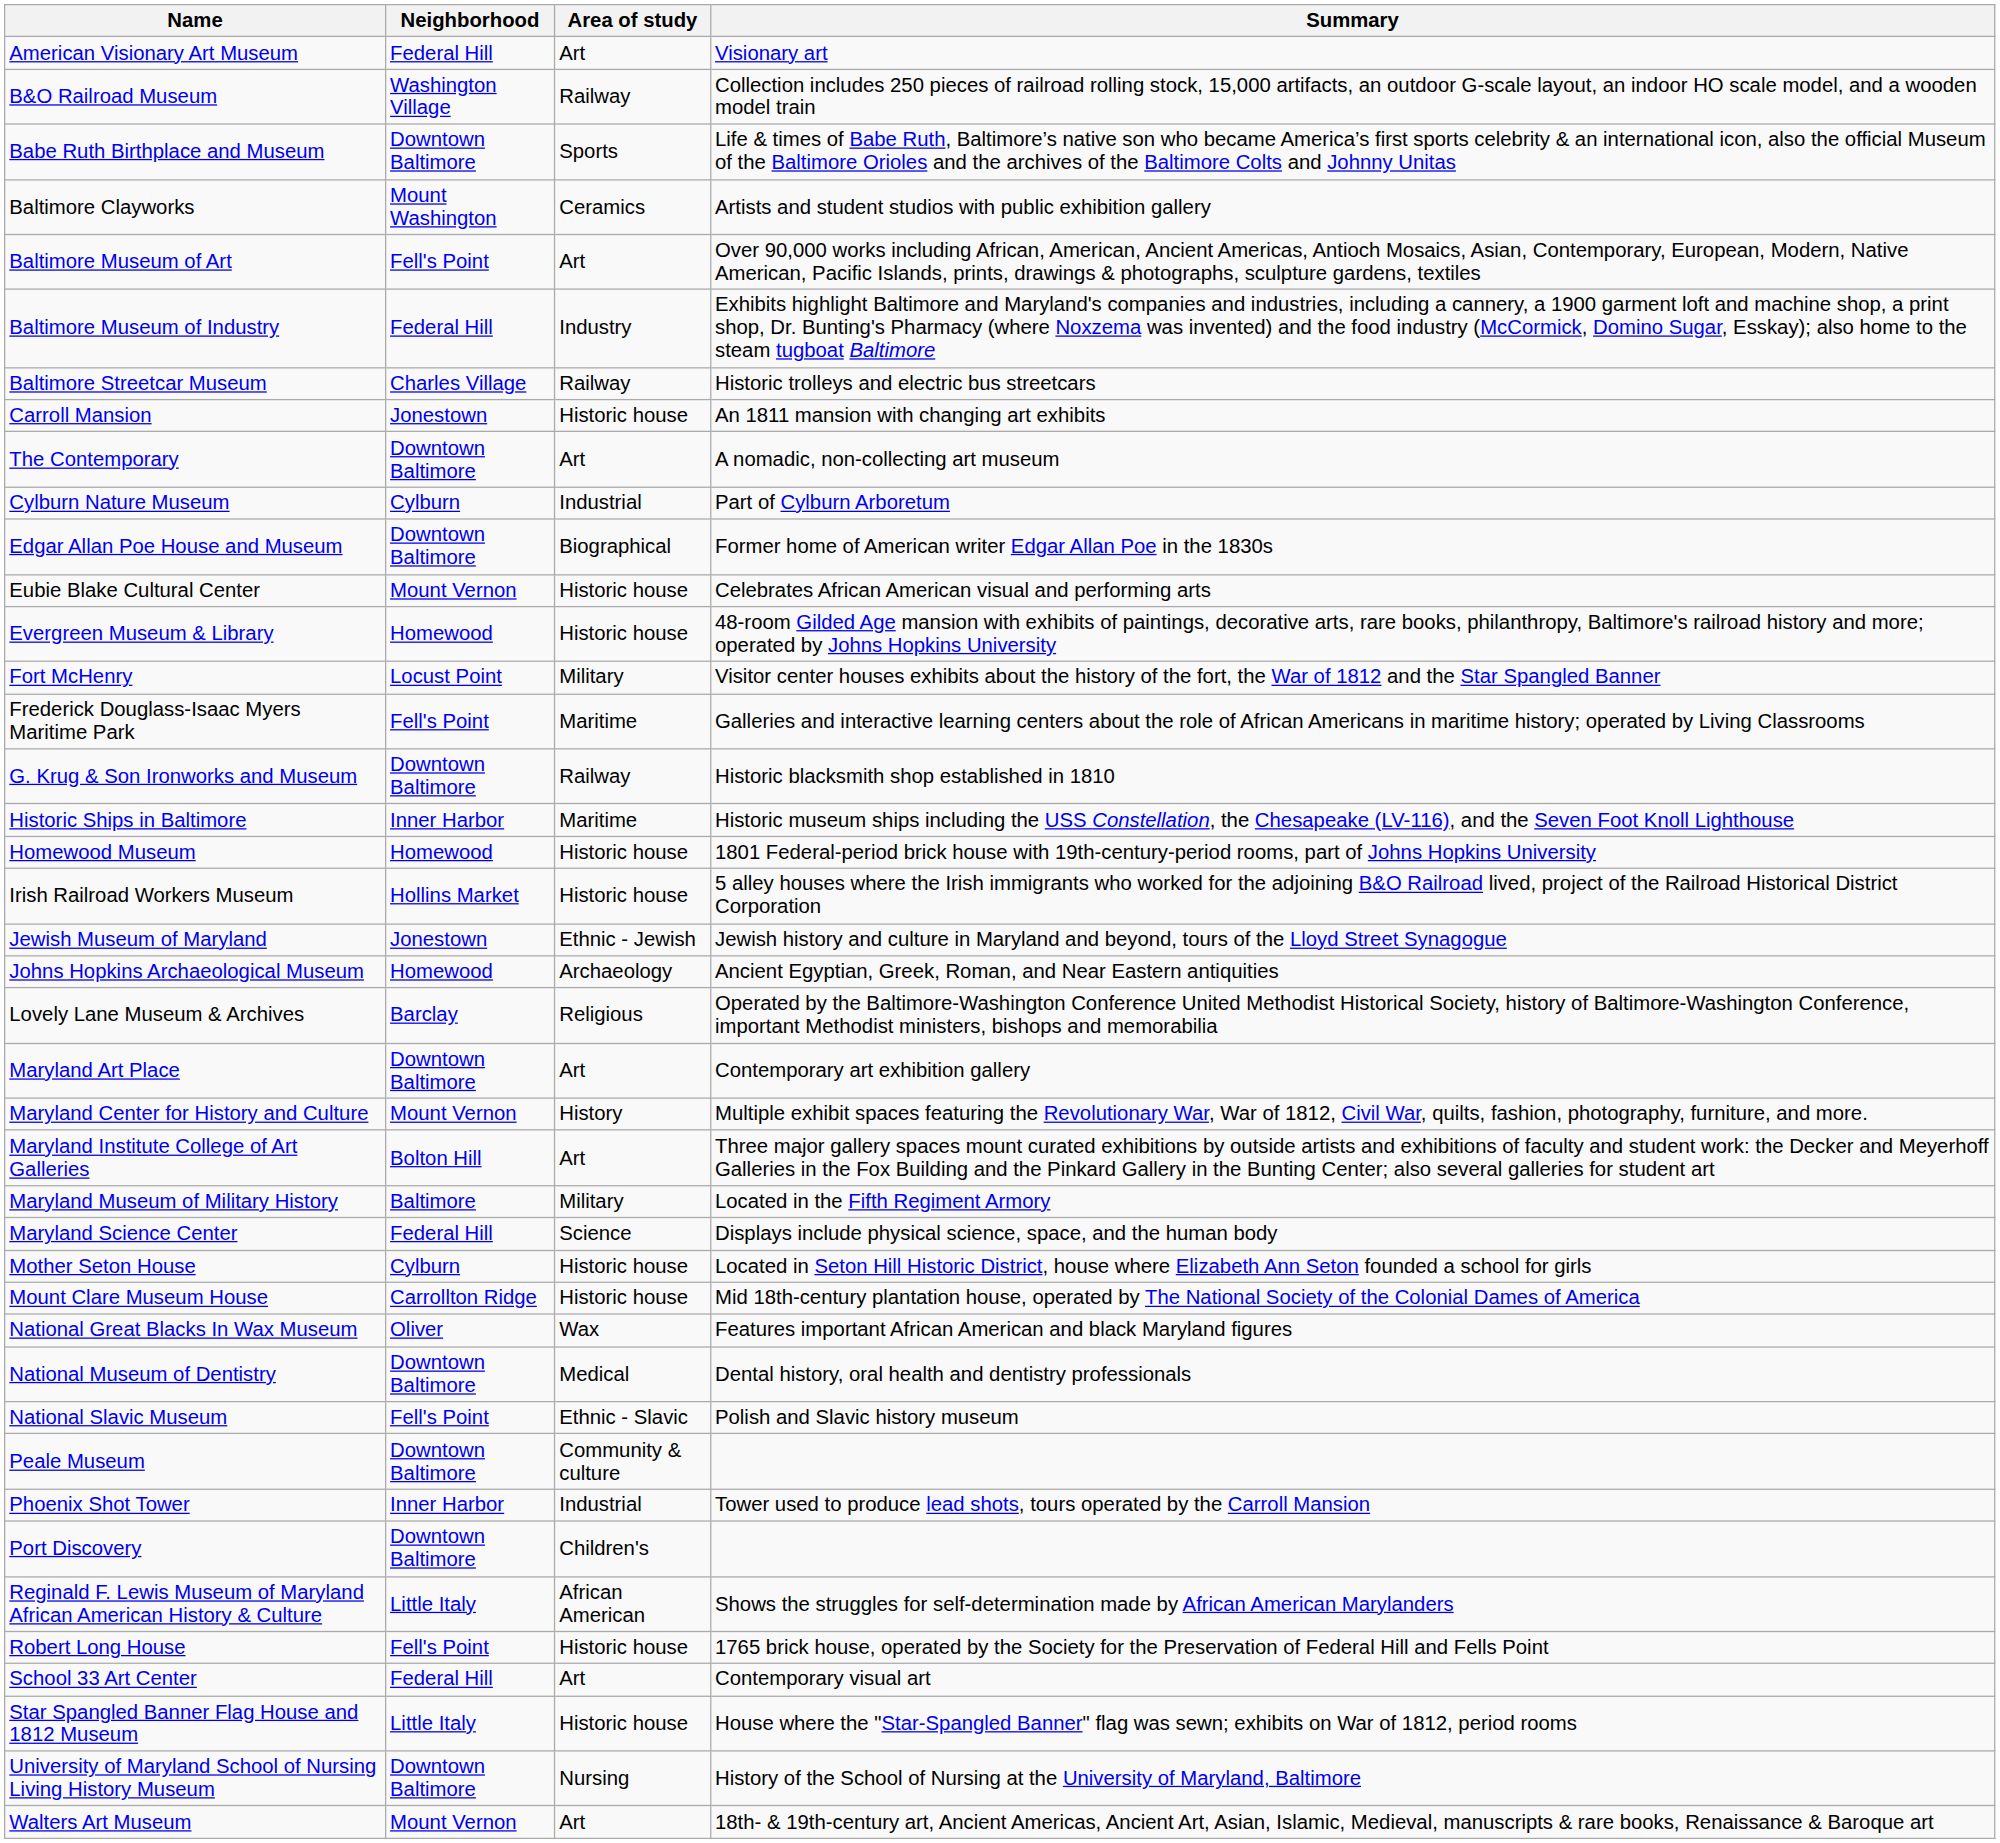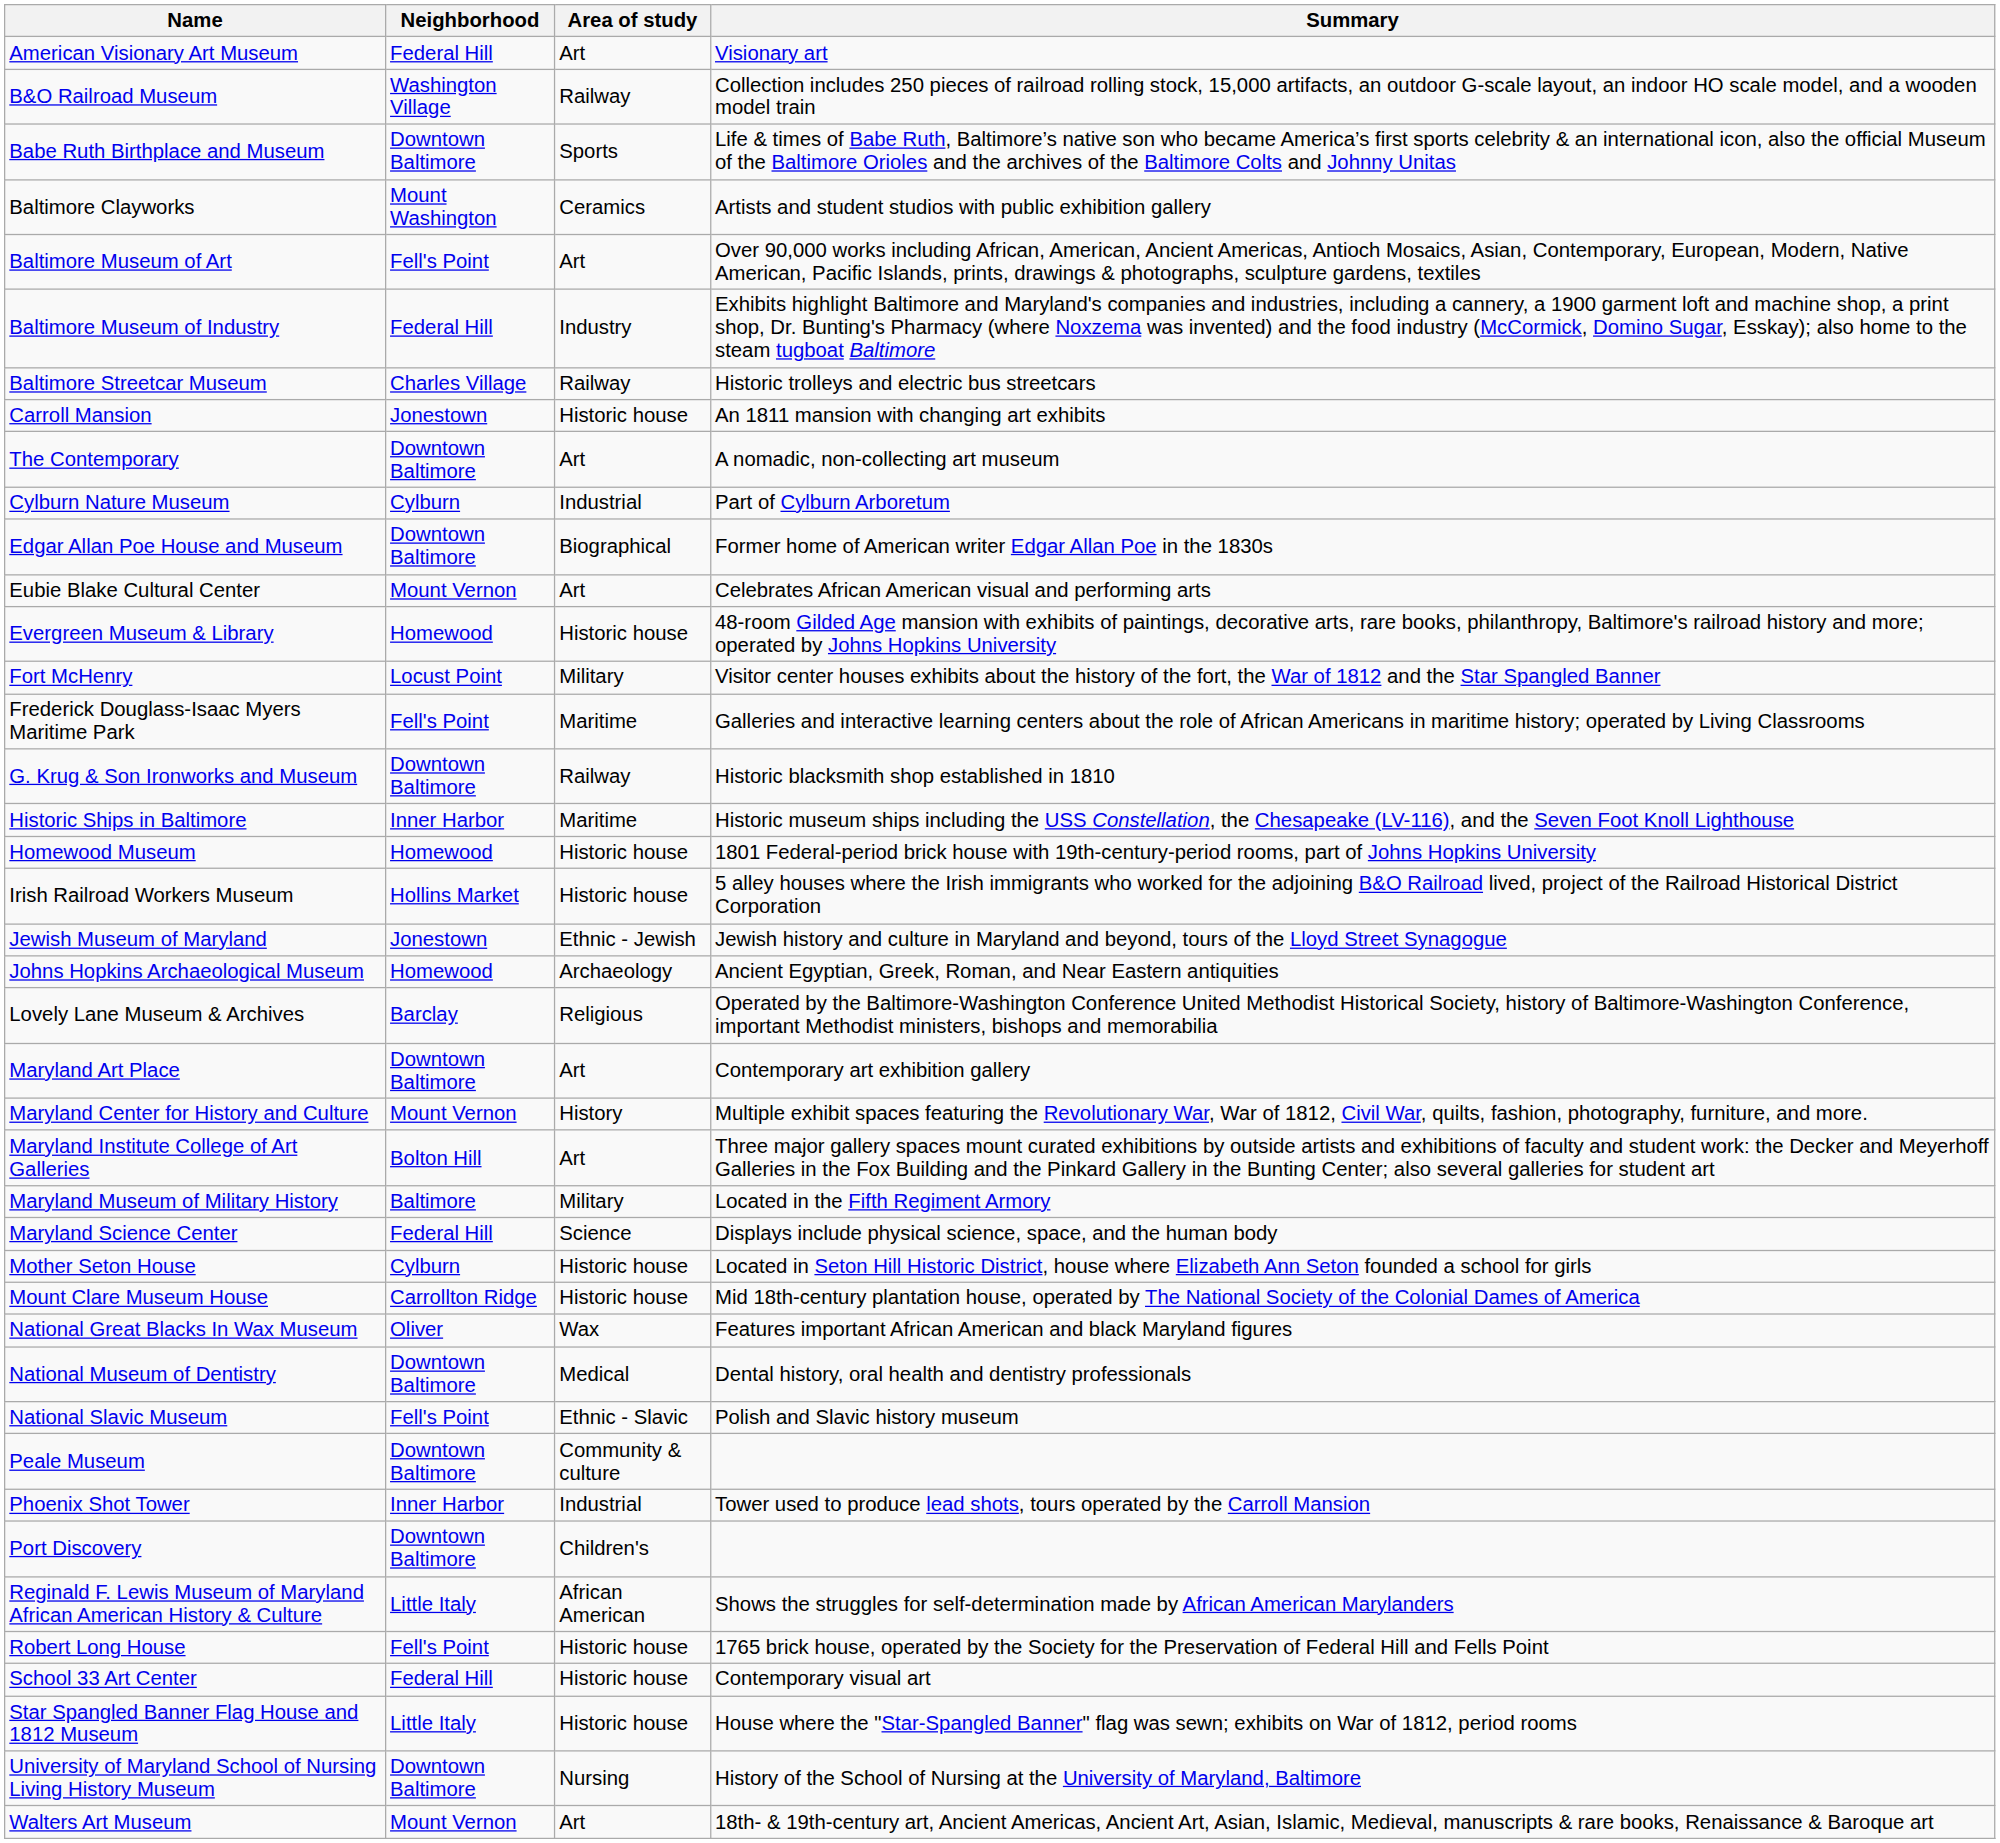(624, 590) Historic house -> (572, 590) Art
(572, 1679) Art -> (624, 1679) Historic house
